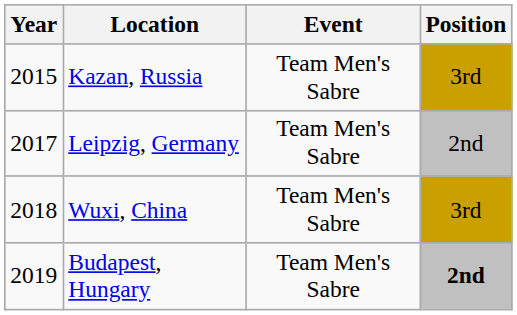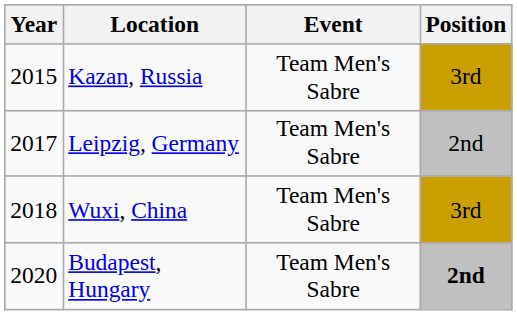(34, 276) 2019 -> (34, 276) 2020
